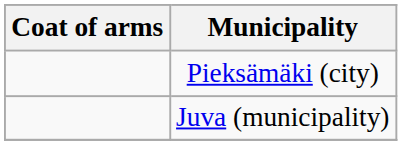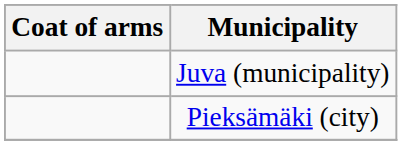rows swapped: (283, 117) <-> (283, 72)
